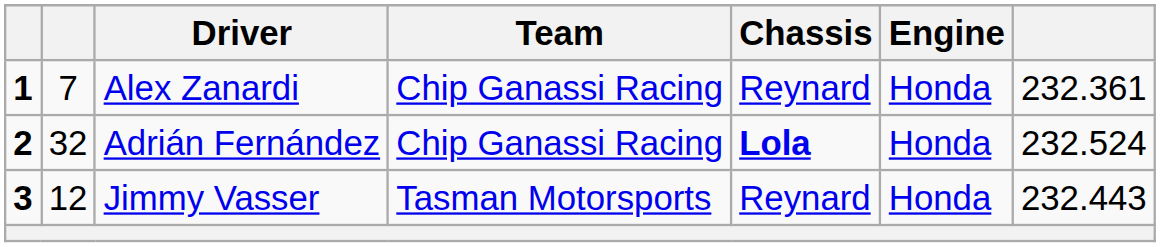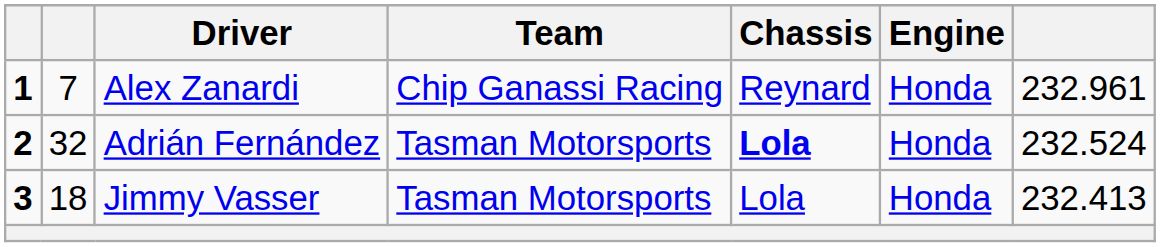(1084, 88) 232.361 -> (1084, 88) 232.961
(560, 143) Chip Ganassi Racing -> (554, 143) Tasman Motorsports
(68, 198) 12 -> (68, 198) 18
(805, 198) Reynard -> (772, 198) Lola
(1084, 198) 232.443 -> (1084, 198) 232.413
